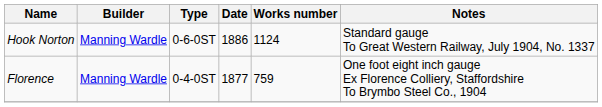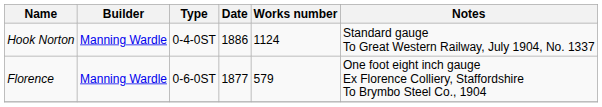(194, 39) 0-6-0ST -> (194, 39) 0-4-0ST
(194, 79) 0-4-0ST -> (194, 79) 0-6-0ST
(264, 79) 759 -> (264, 79) 579
